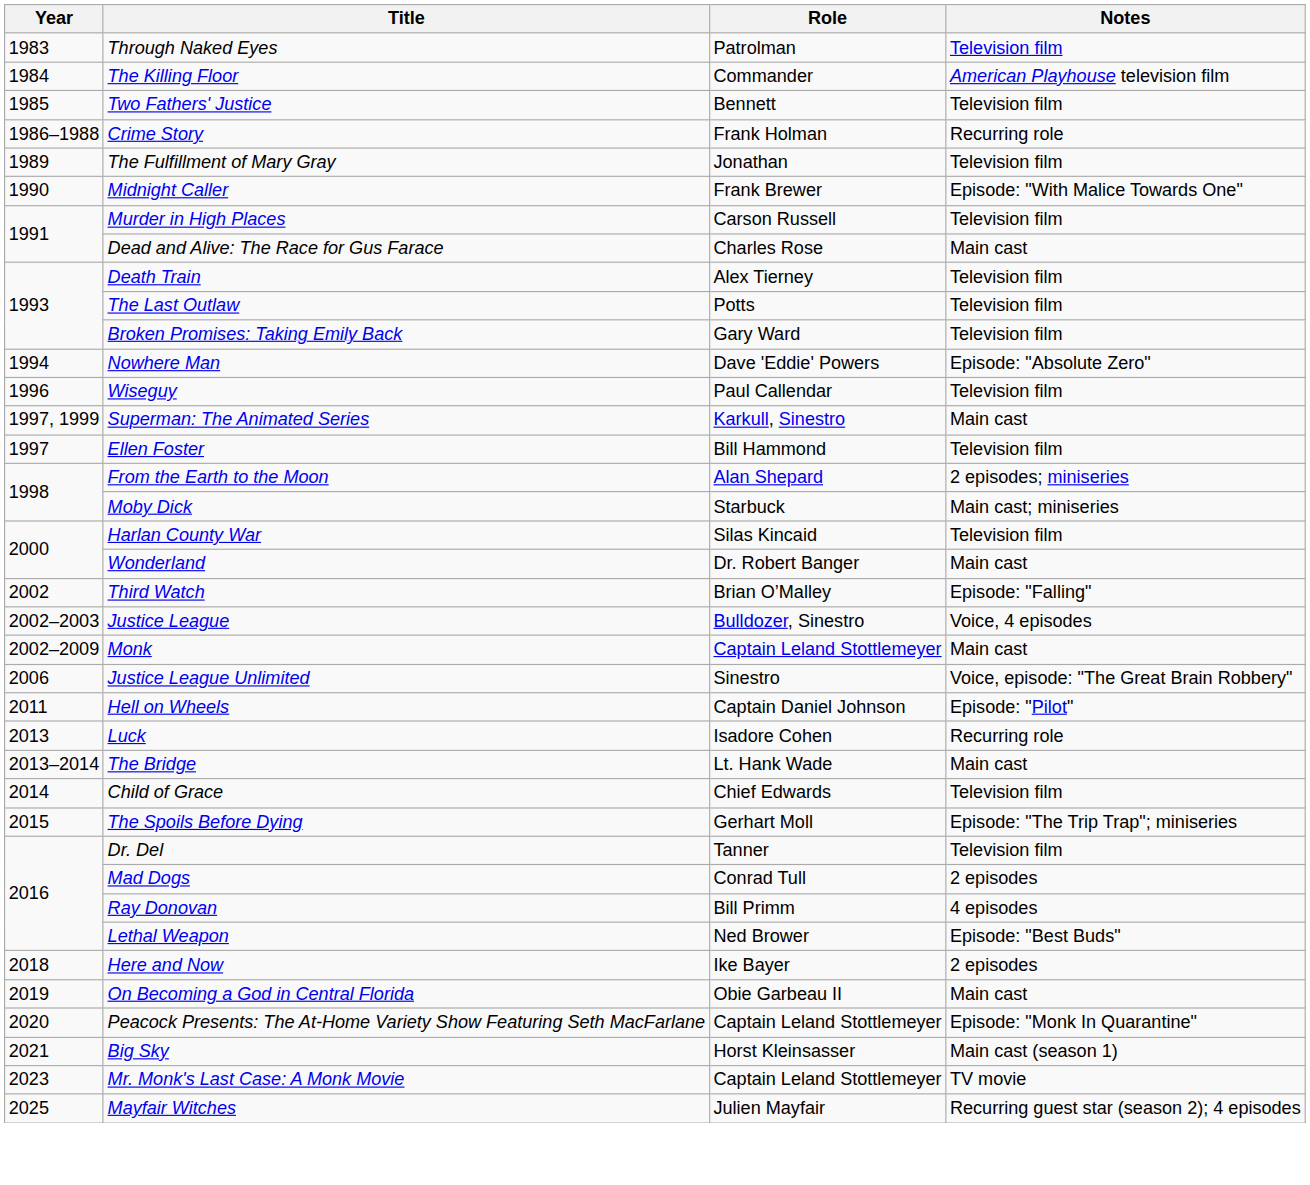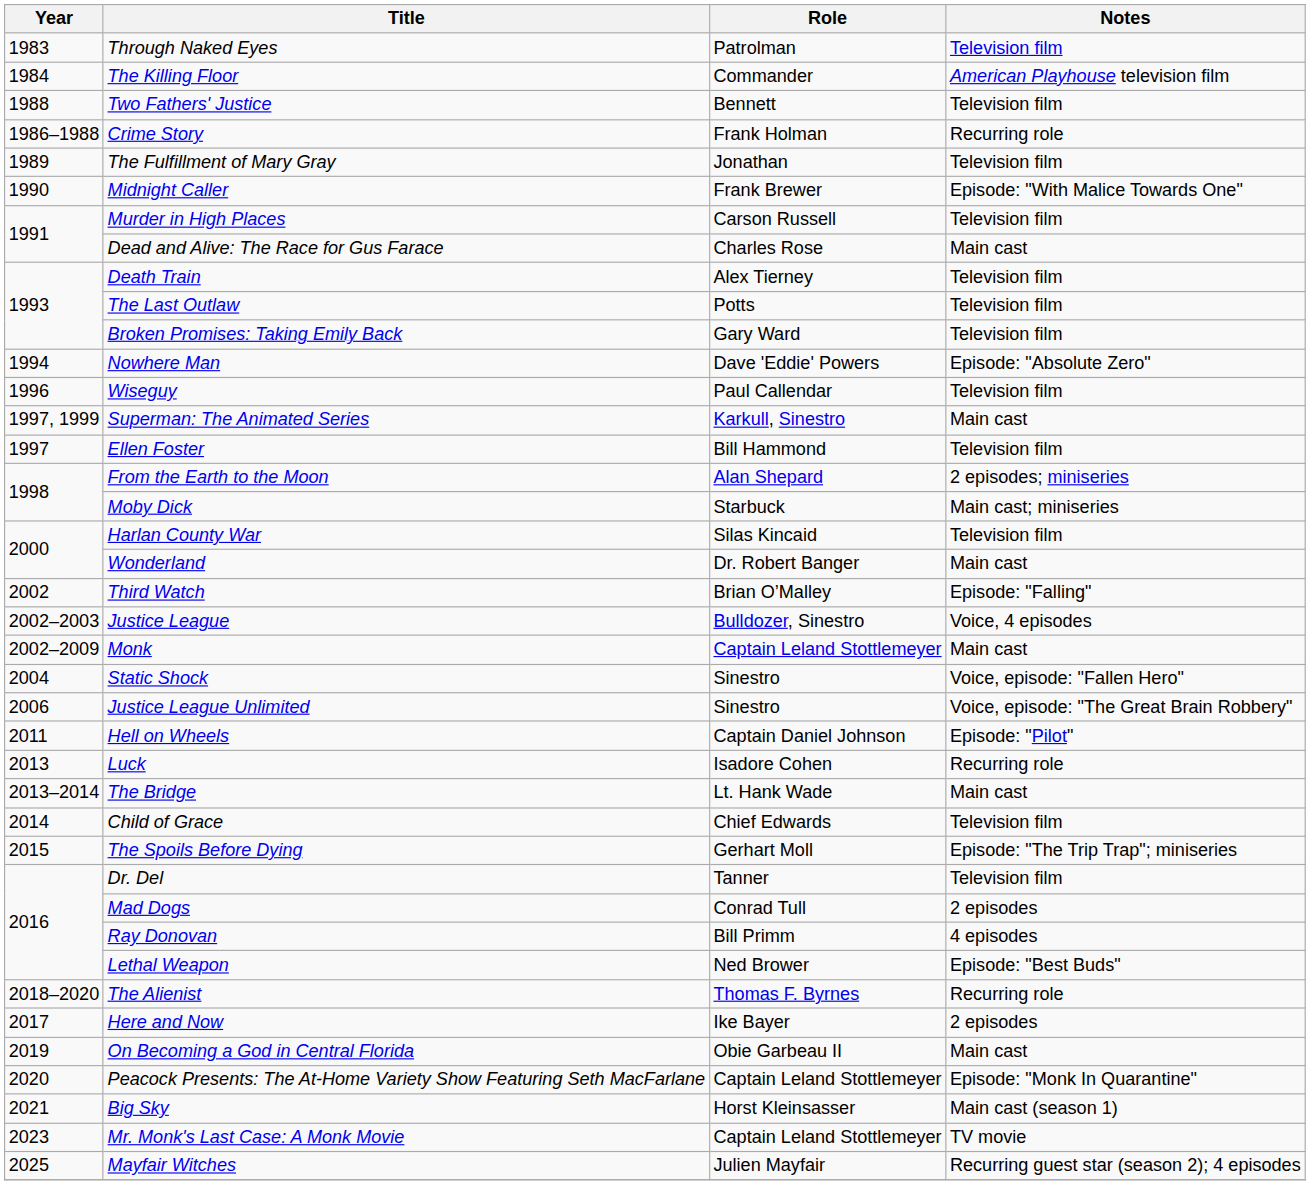(29, 104) 1985 -> (29, 104) 1988
+ row: (158, 678)
+ row: (154, 993)
(29, 965) 2018 -> (29, 1022) 2017
